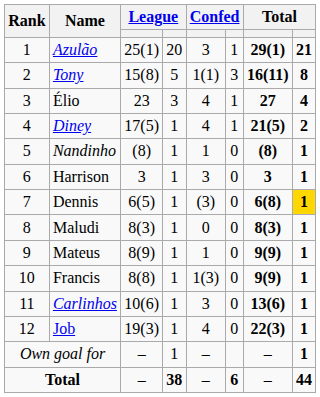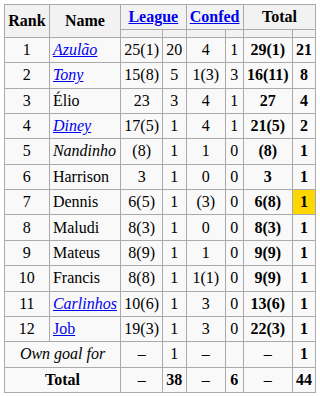(206, 49) 3 -> (206, 49) 4
(206, 75) 1(1) -> (206, 75) 1(3)
(206, 176) 3 -> (206, 176) 0
(206, 278) 1(3) -> (206, 278) 1(1)
(206, 329) 4 -> (206, 329) 3
